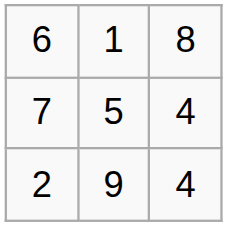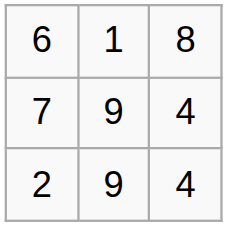(114, 112) 5 -> (114, 112) 9
